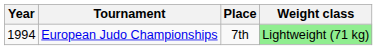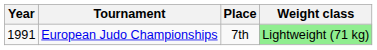(21, 34) 1994 -> (21, 34) 1991
